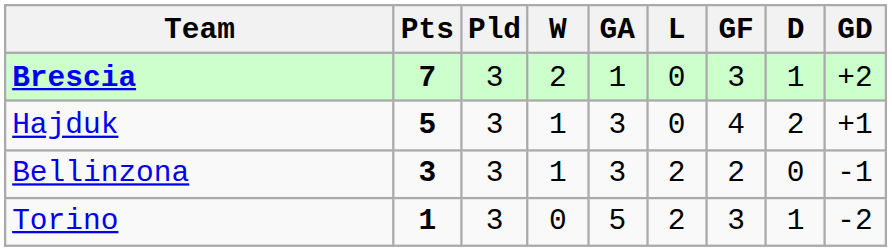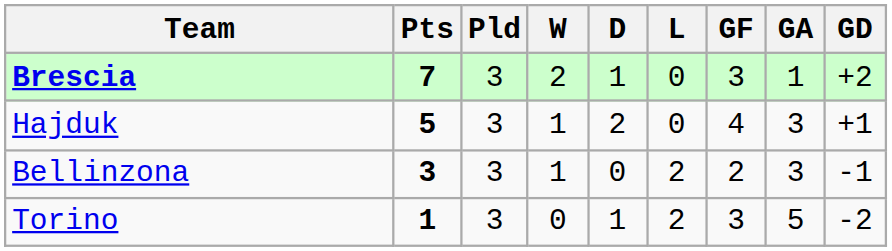columns swapped: (796, 29) <-> (617, 29)
